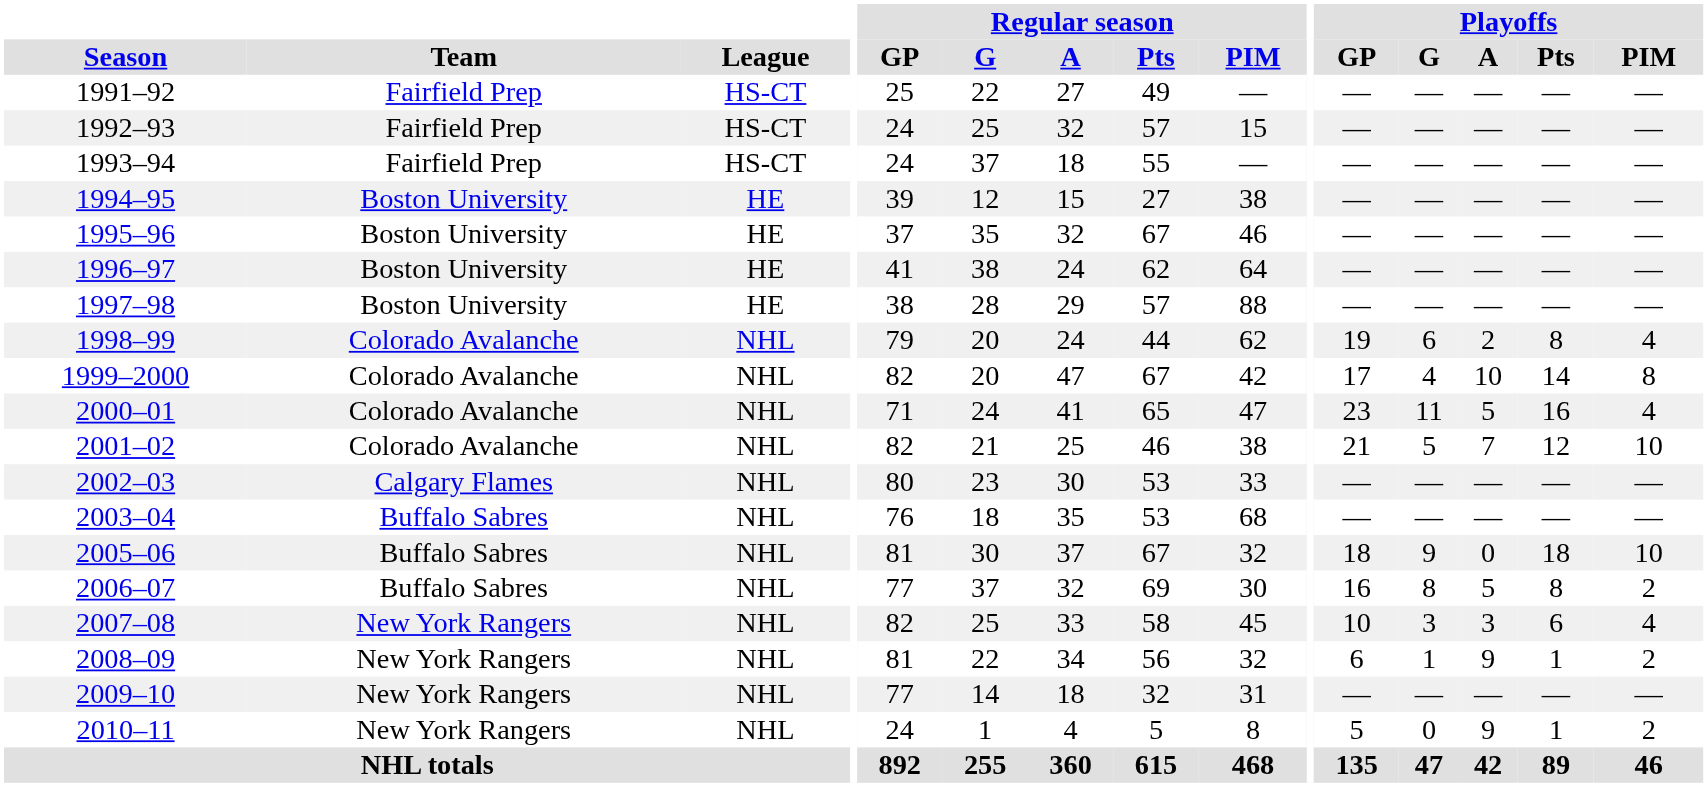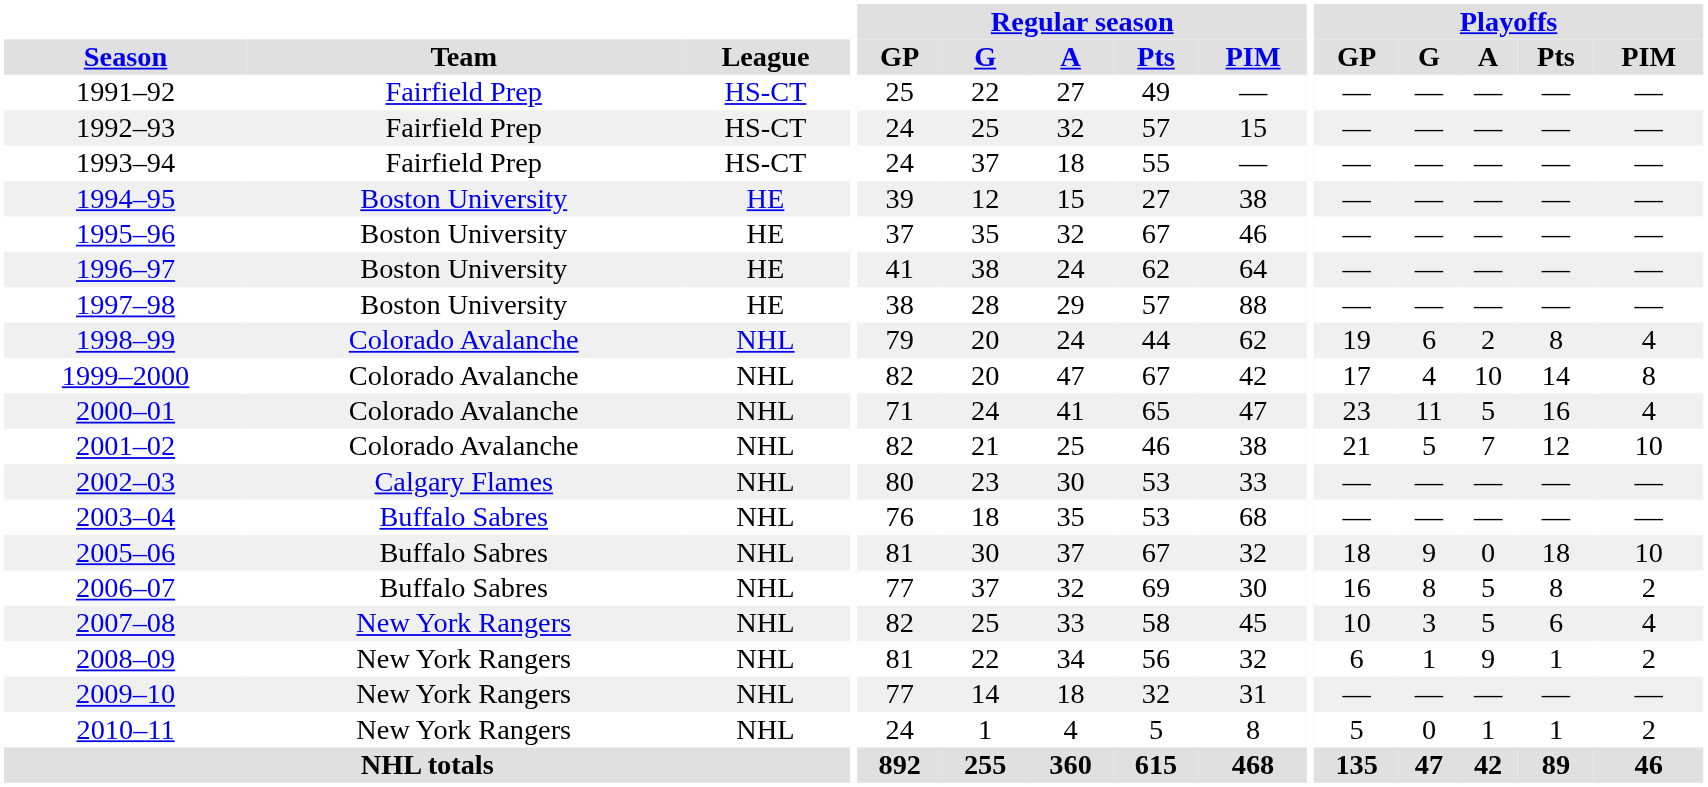(1488, 623) 3 -> (1488, 623) 5
(1488, 729) 9 -> (1488, 729) 1
